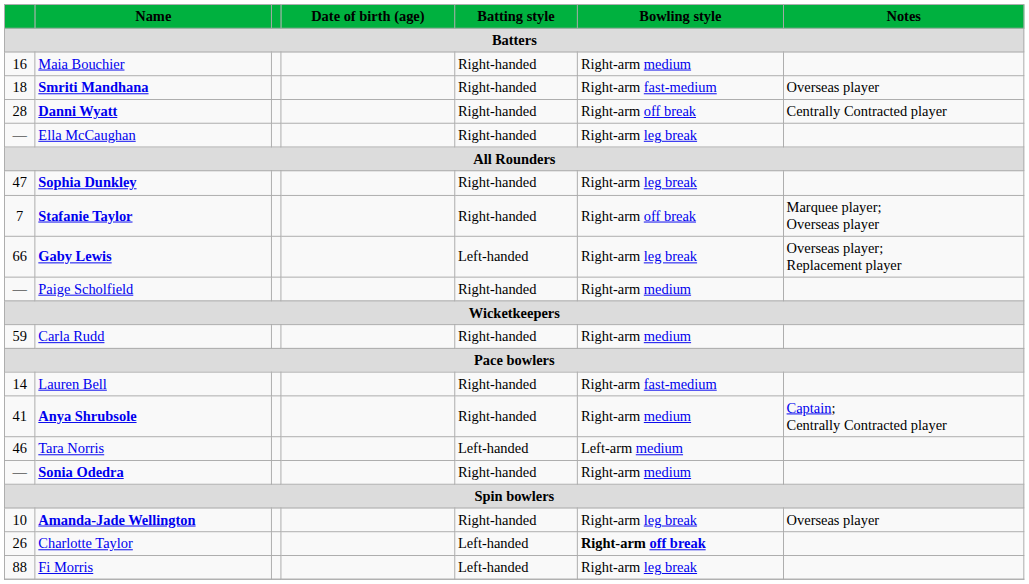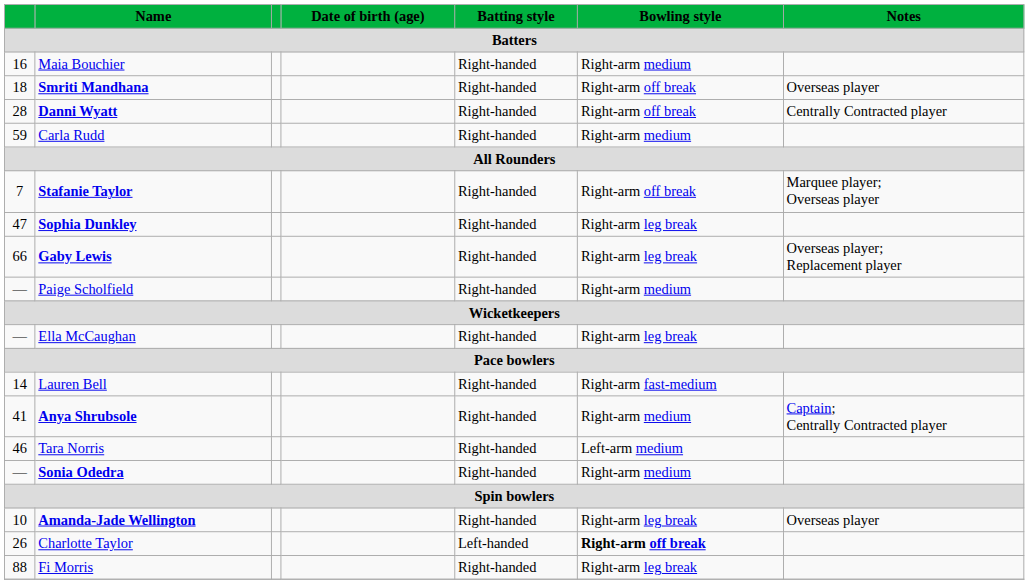(649, 88) Right-arm fast-medium -> (638, 88) Right-arm off break
rows swapped: (87, 135) <-> (71, 336)
rows swapped: (85, 215) <-> (87, 183)
(493, 256) Left-handed -> (497, 256) Right-handed
(493, 448) Left-handed -> (497, 448) Right-handed
(493, 567) Left-handed -> (497, 567) Right-handed
